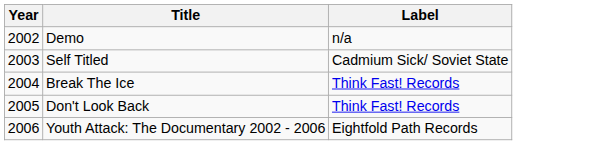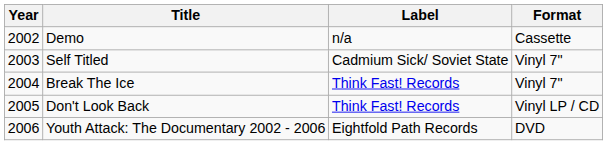+ column: (557, 15)
